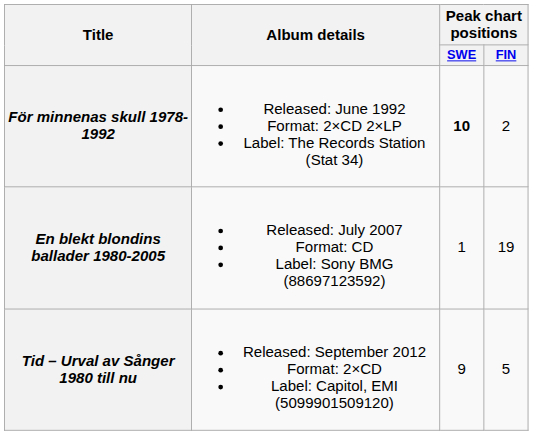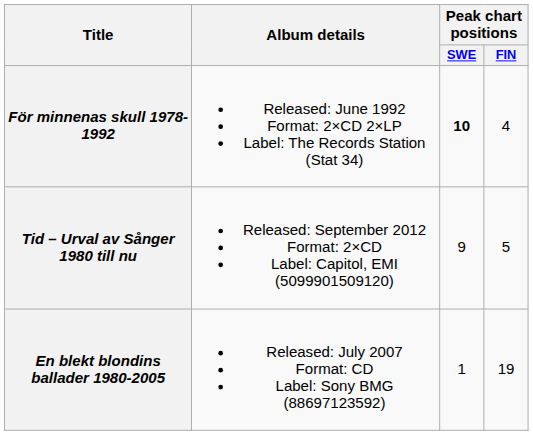(506, 126) 2 -> (506, 126) 4
rows swapped: (98, 247) <-> (98, 369)
